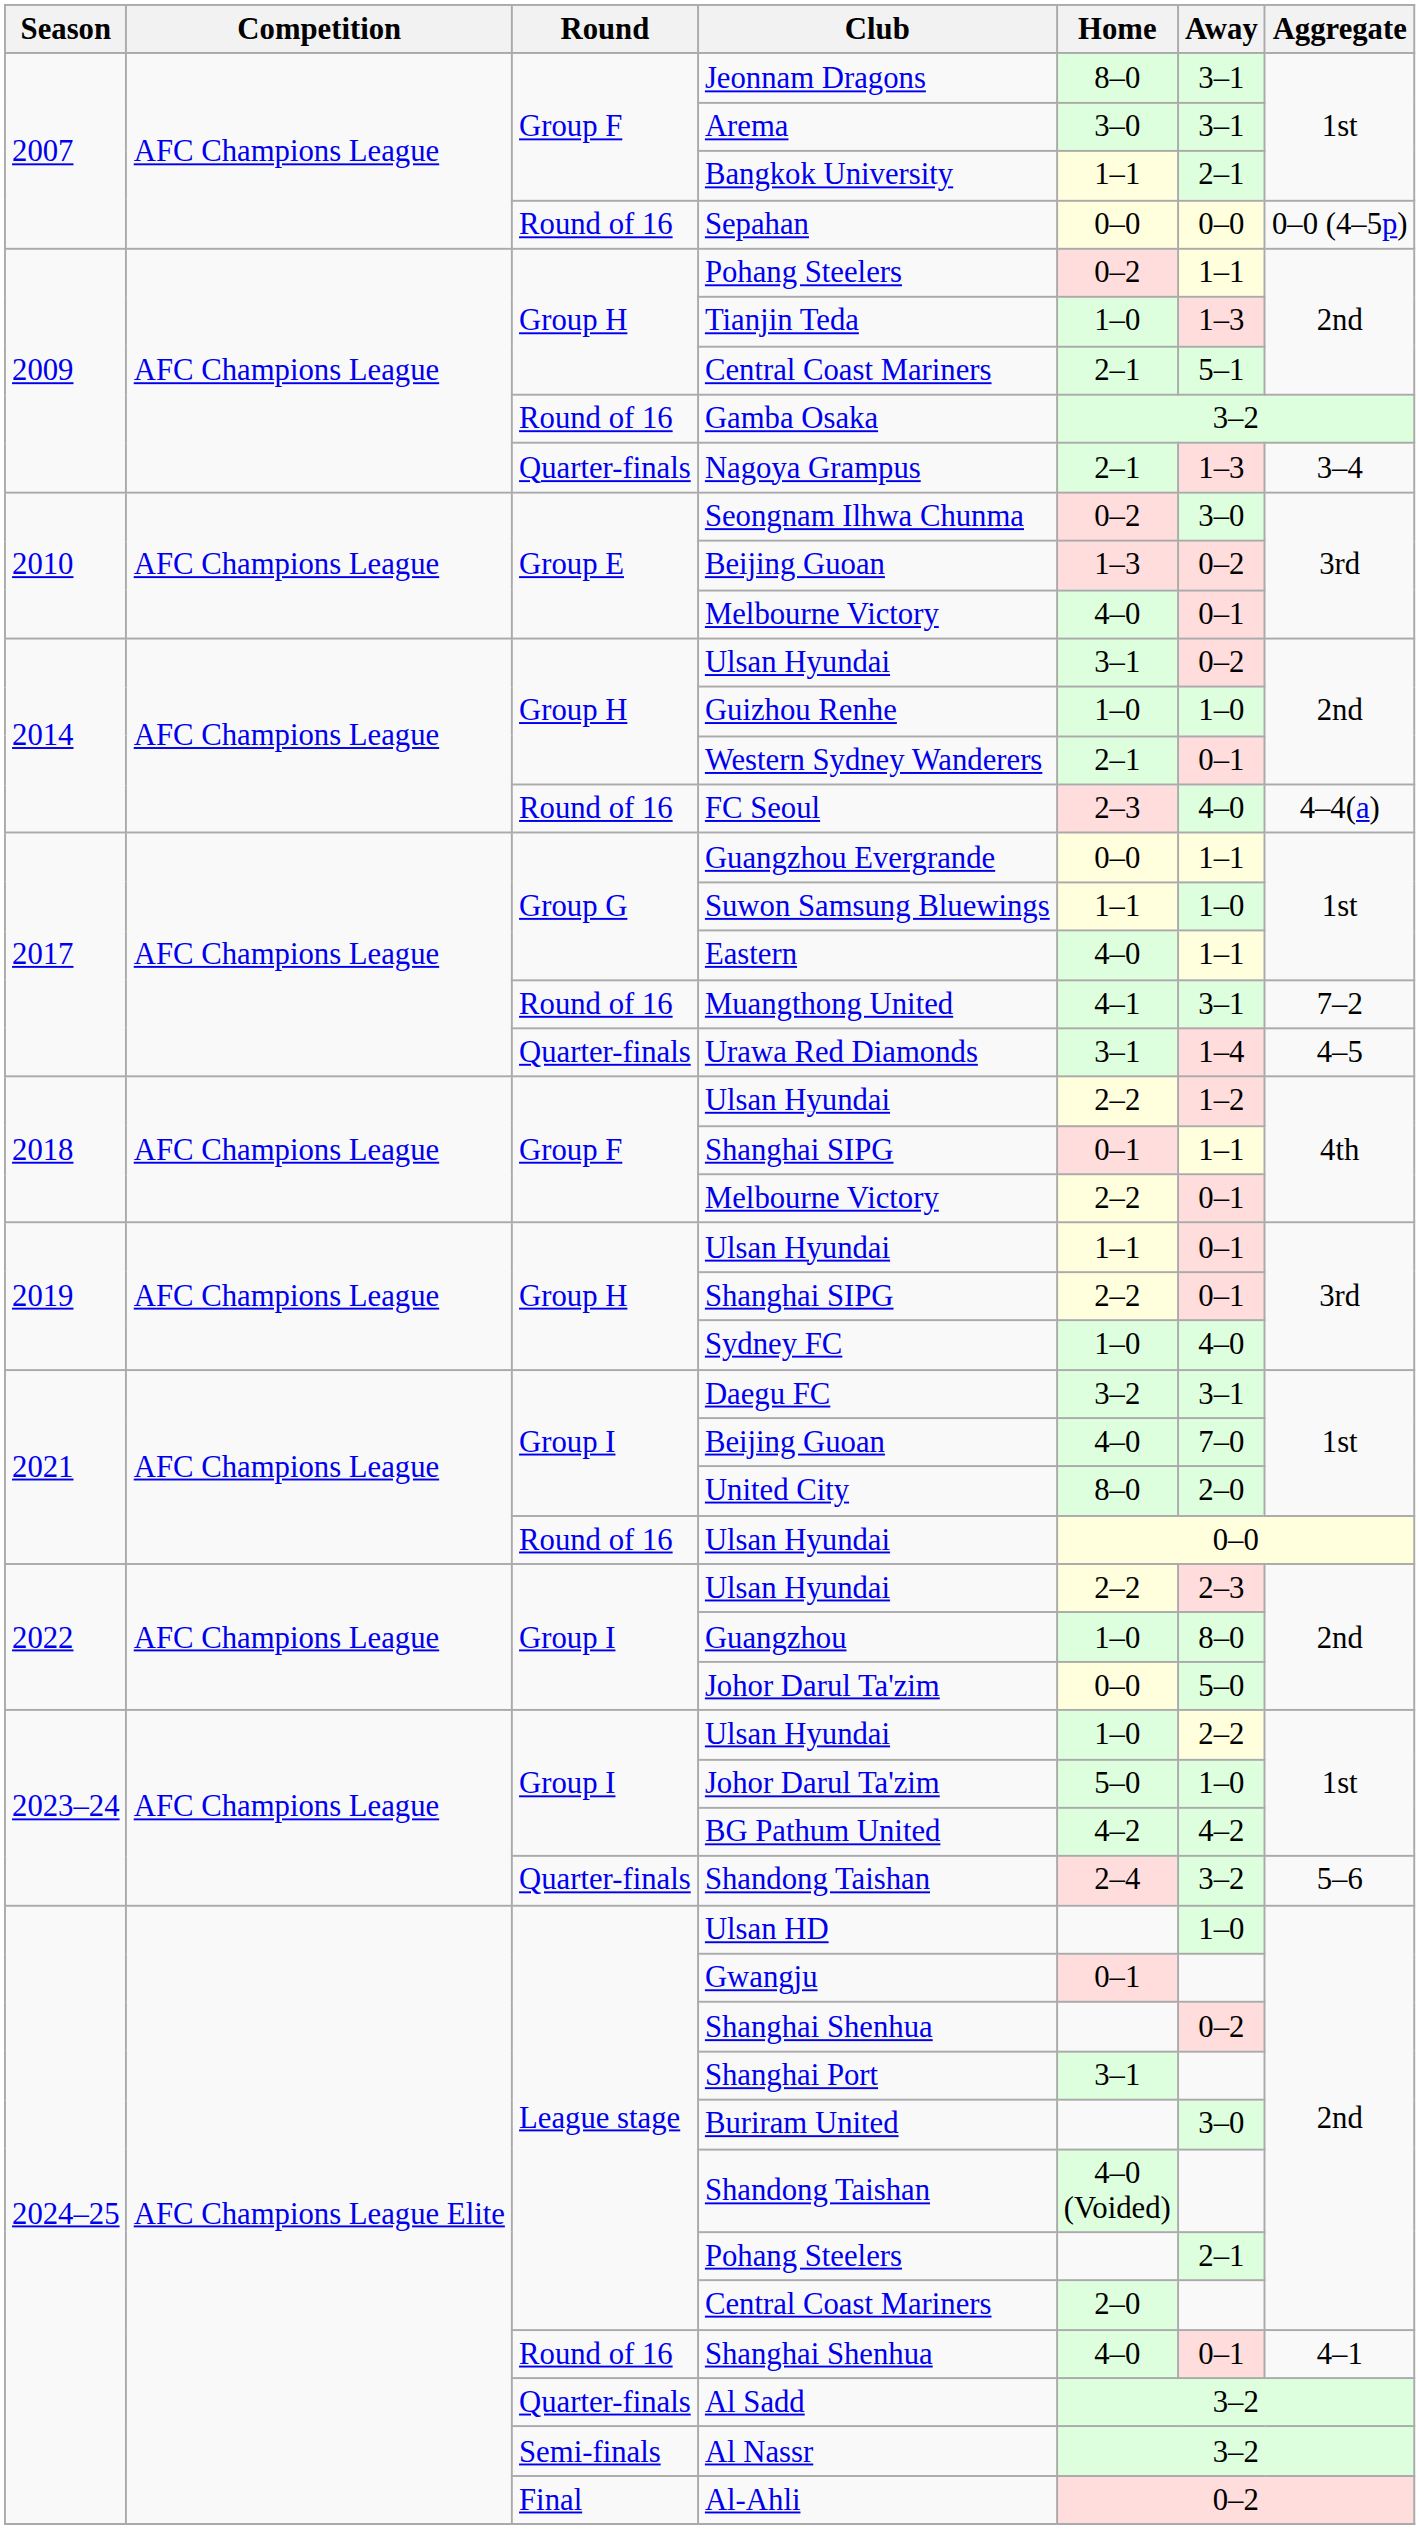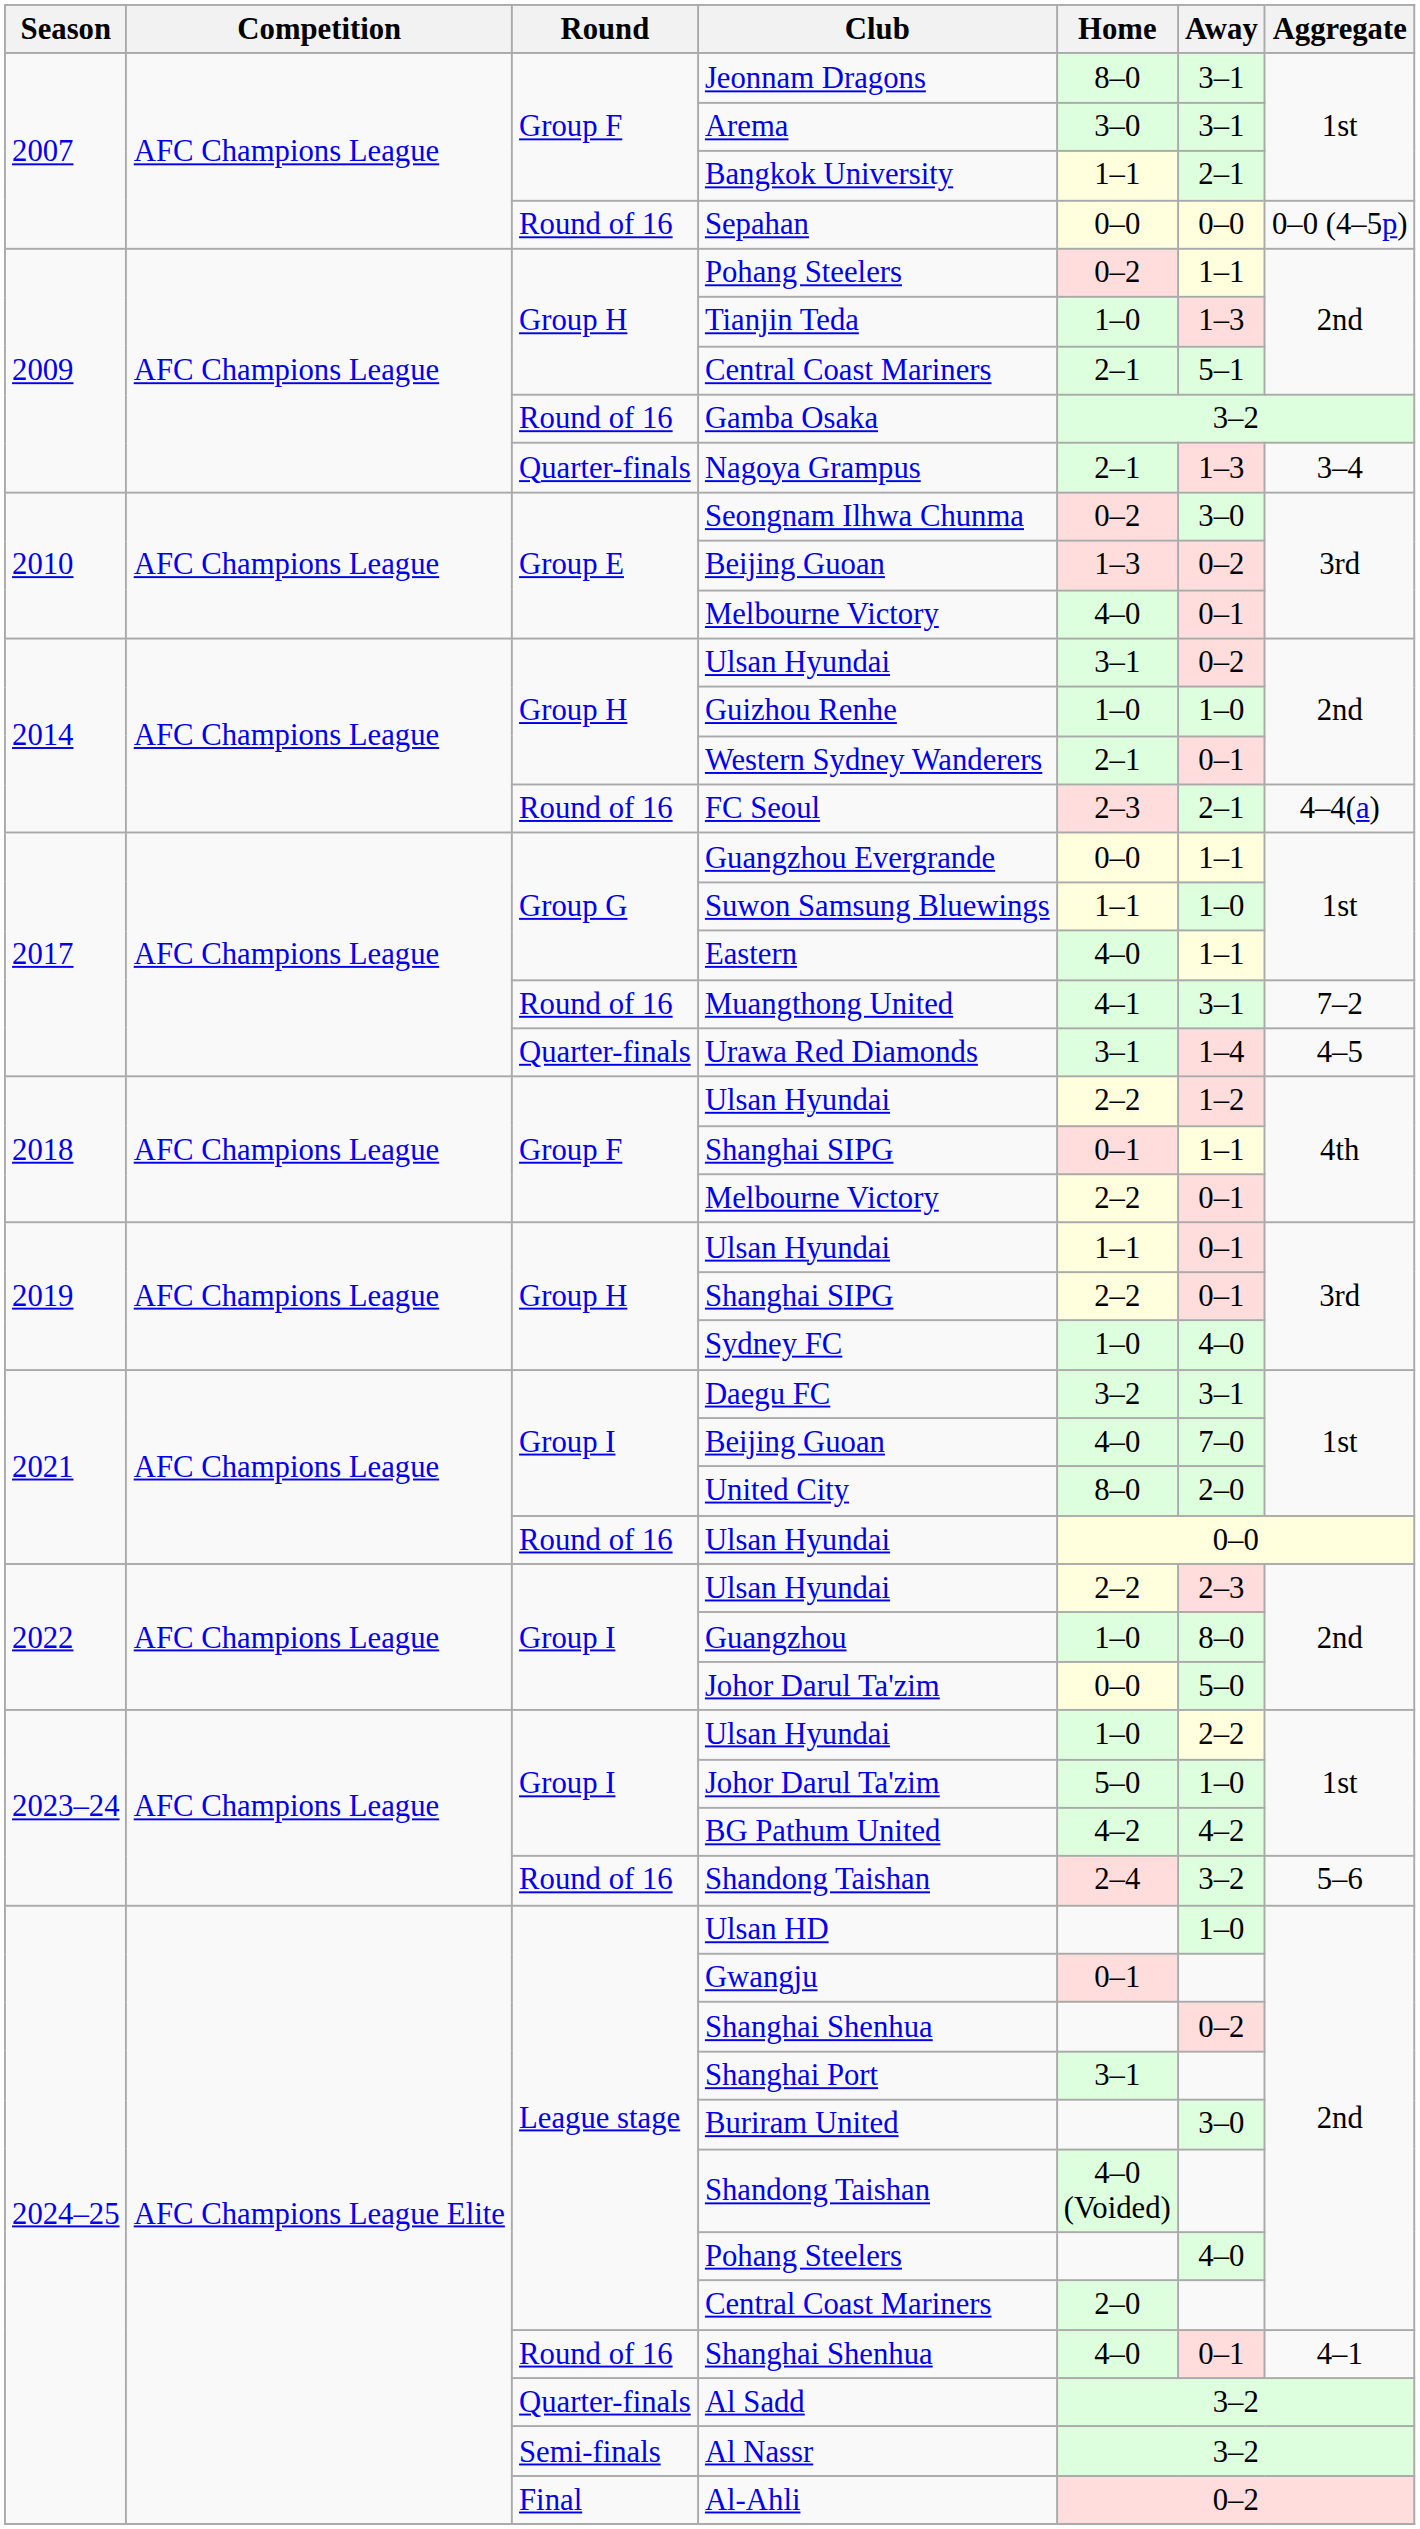(1221, 808) 4–0 -> (1221, 808) 2–1
(605, 1880) Quarter-finals -> (596, 1880) Round of 16
(1221, 2255) 2–1 -> (1221, 2255) 4–0
